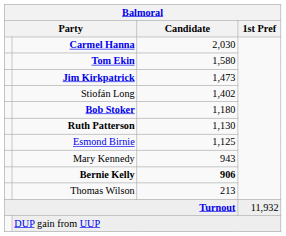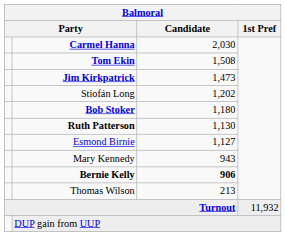(224, 61) 1,580 -> (224, 61) 1,508
(224, 93) 1,402 -> (224, 93) 1,202
(224, 142) 1,125 -> (224, 142) 1,127
